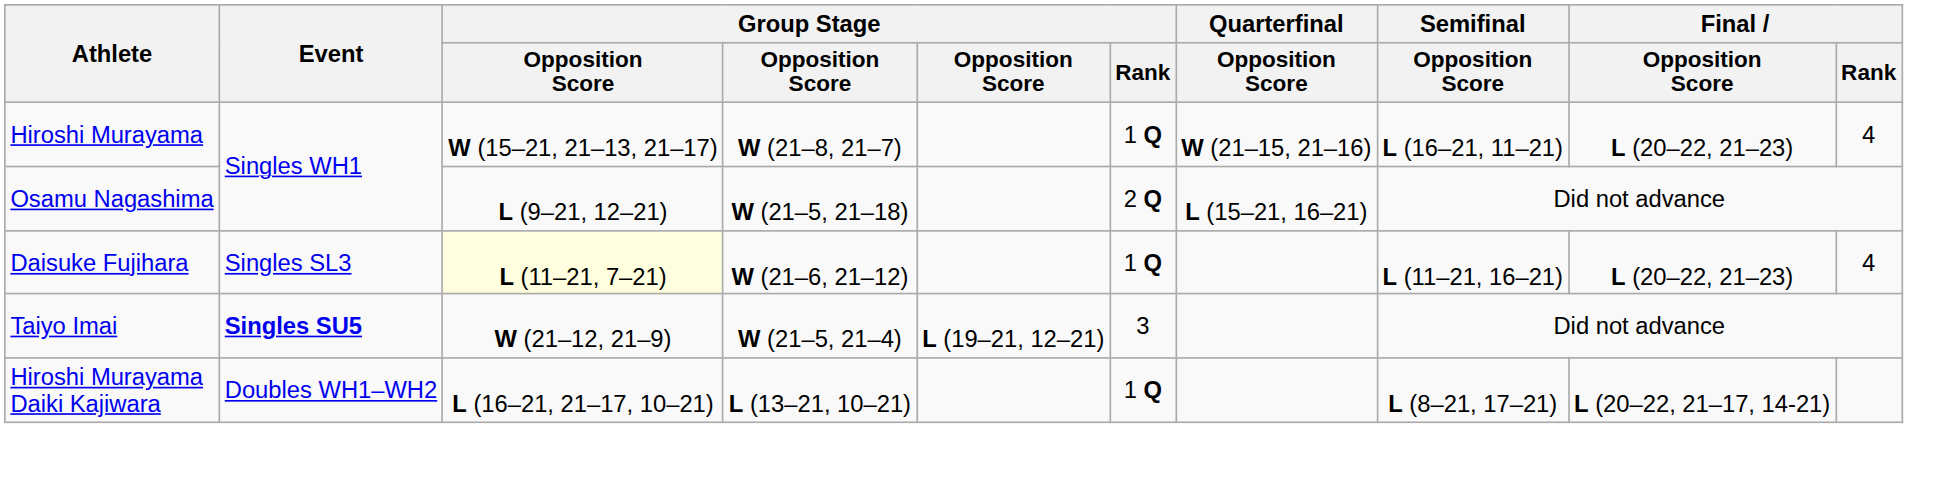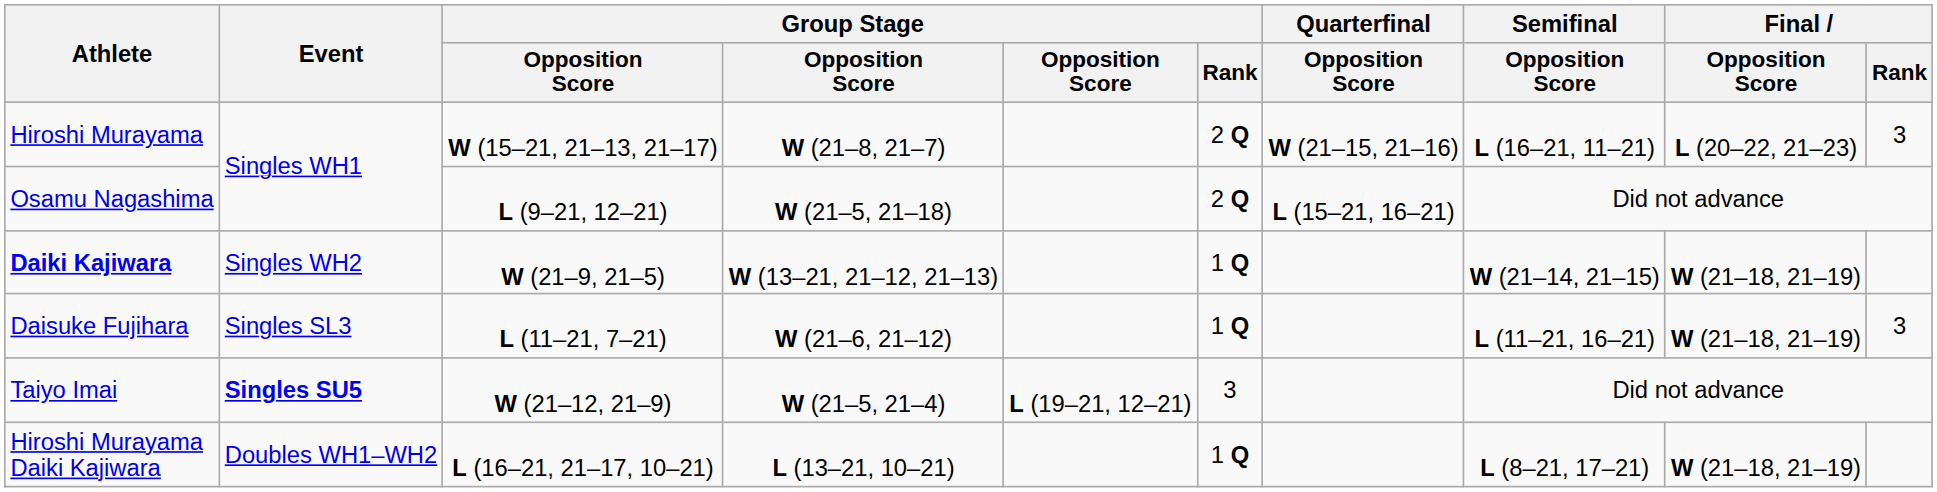(1143, 135) 1 Q -> (1230, 135) 2 Q
(1869, 135) 4 -> (1900, 135) 3
+ row: (91, 263)
(583, 276) lightyellow background -> (583, 340) no background
(1702, 276) L (20–22, 21–23) -> (1766, 340) W (21–18, 21–19)
(1869, 263) 4 -> (1900, 327) 3
(1702, 404) L (20–22, 21–17, 14-21) -> (1766, 468) W (21–18, 21–19)
